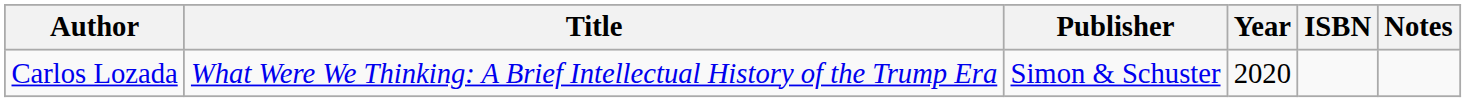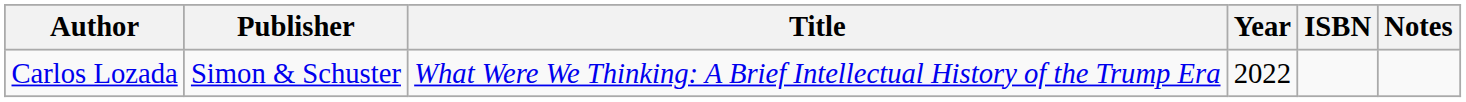columns swapped: (594, 27) <-> (1115, 27)
(1262, 72) 2020 -> (1262, 72) 2022
